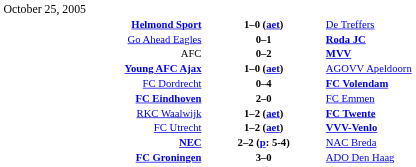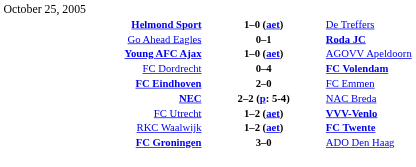- row: (191, 54)
rows swapped: (190, 143) <-> (169, 113)
